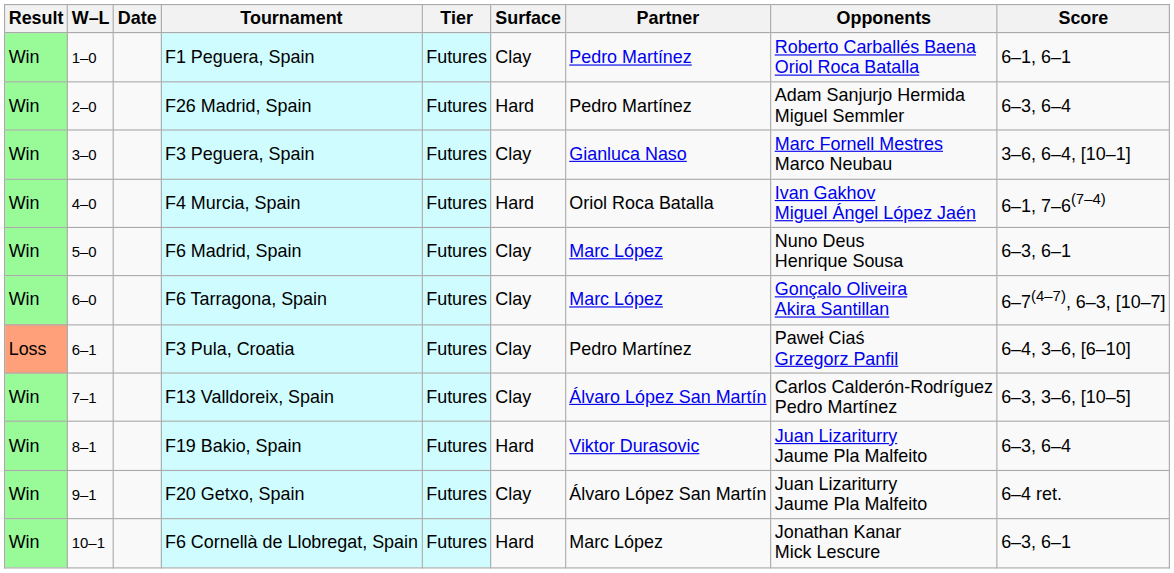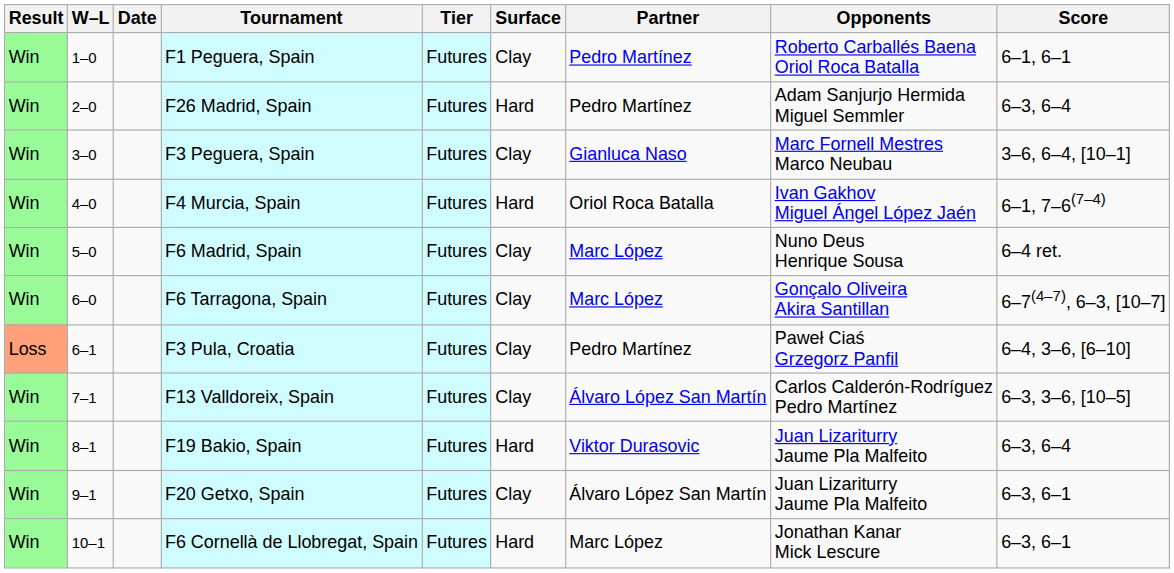(1036, 251) 6–3, 6–1 -> (1032, 251) 6–4 ret.
(1032, 494) 6–4 ret. -> (1036, 494) 6–3, 6–1
